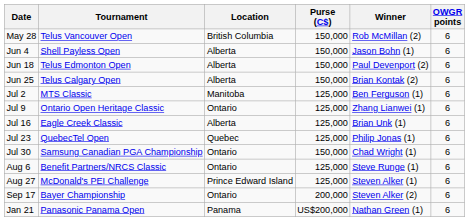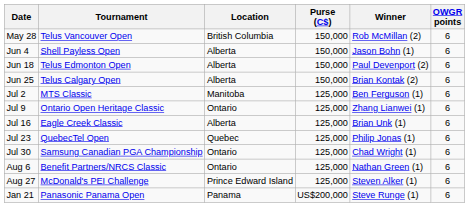(331, 152) 150,000 -> (331, 152) 125,000
(385, 166) Steve Runge (1) -> (388, 166) Nathan Green (1)
- row: (21, 195)
(388, 210) Nathan Green (1) -> (385, 195) Steve Runge (1)
